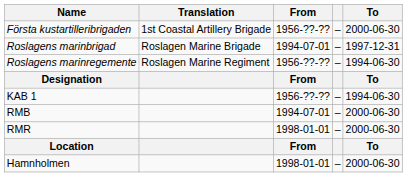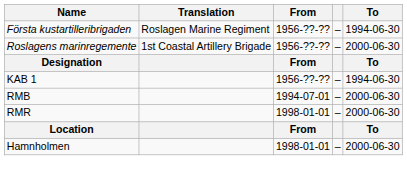(206, 29) 1st Coastal Artillery Brigade -> (205, 29) Roslagen Marine Regiment
(373, 29) 2000-06-30 -> (373, 29) 1994-06-30
- row: (61, 46)
(205, 63) Roslagen Marine Regiment -> (206, 46) 1st Coastal Artillery Brigade
(373, 63) 1994-06-30 -> (373, 46) 2000-06-30
